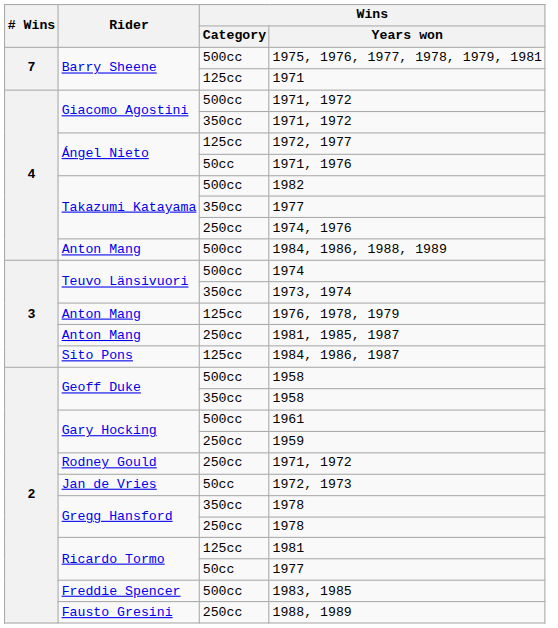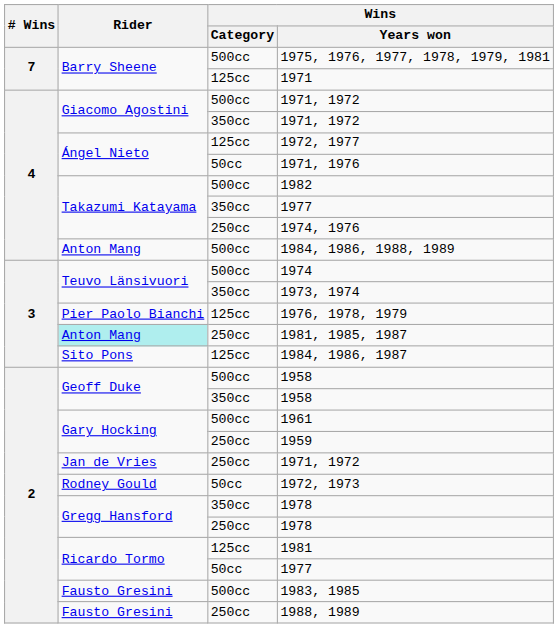(101, 314) Anton Mang -> (133, 314) Pier Paolo Bianchi
(101, 336) no background -> (101, 336) paleturquoise background
(109, 464) Rodney Gould -> (109, 464) Jan de Vries
(109, 485) Jan de Vries -> (109, 485) Rodney Gould
(121, 592) Freddie Spencer -> (117, 592) Fausto Gresini
